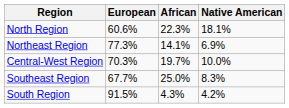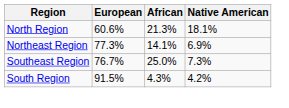(175, 29) 22.3% -> (162, 29) 21.3%
- row: (55, 62)
(123, 78) 67.7% -> (109, 62) 76.7%
(213, 78) 8.3% -> (199, 62) 7.3%
